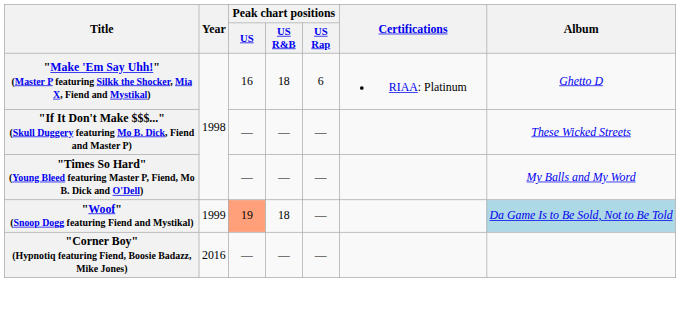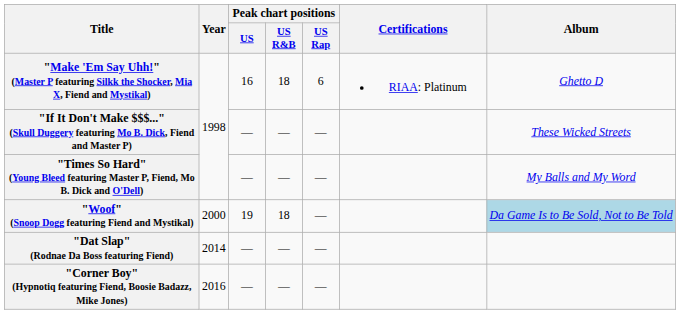(214, 216) 1999 -> (214, 216) 2000
(247, 216) lightsalmon background -> (247, 216) no background
+ row: (102, 248)
